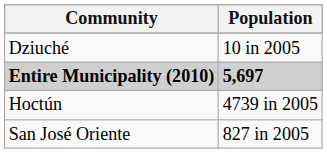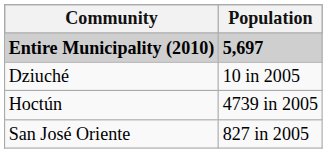rows swapped: (112, 76) <-> (39, 47)
